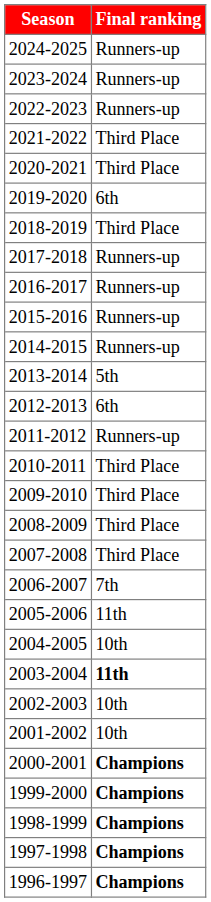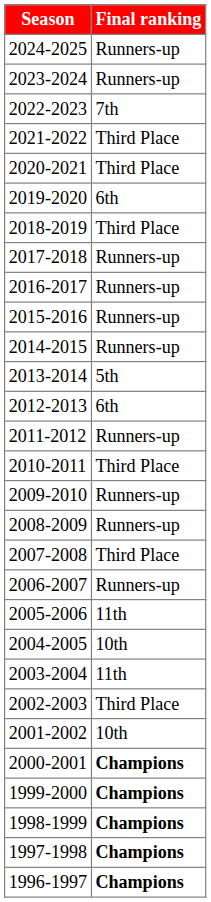(138, 108) Runners-up -> (107, 108) 7th
(137, 495) Third Place -> (138, 495) Runners-up
(137, 525) Third Place -> (138, 525) Runners-up
(107, 584) 7th -> (138, 584) Runners-up
(112, 673) bold -> (111, 673) normal
(111, 703) 10th -> (137, 703) Third Place
